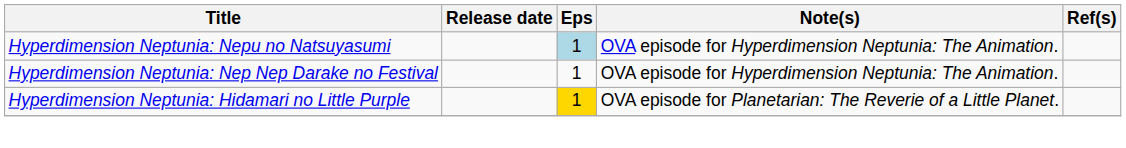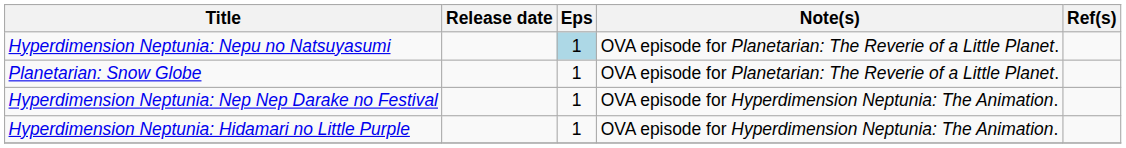(830, 45) OVA episode for Hyperdimension Neptunia: The Animation. -> (830, 45) OVA episode for Planetarian: The Reverie of a Little Planet.
+ row: (105, 73)
(577, 101) gold background -> (577, 128) no background
(830, 101) OVA episode for Planetarian: The Reverie of a Little Planet. -> (830, 128) OVA episode for Hyperdimension Neptunia: The Animation.
